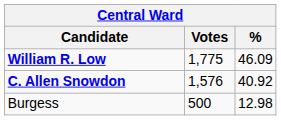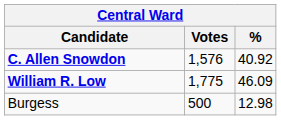rows swapped: (57, 59) <-> (67, 81)
